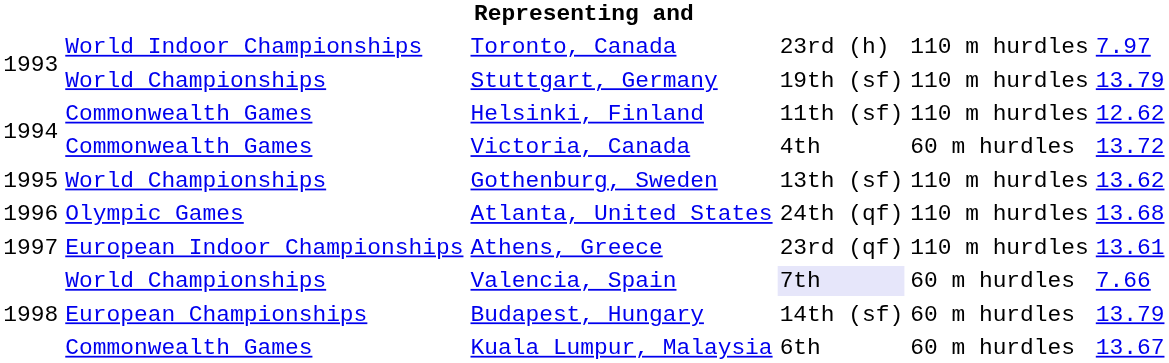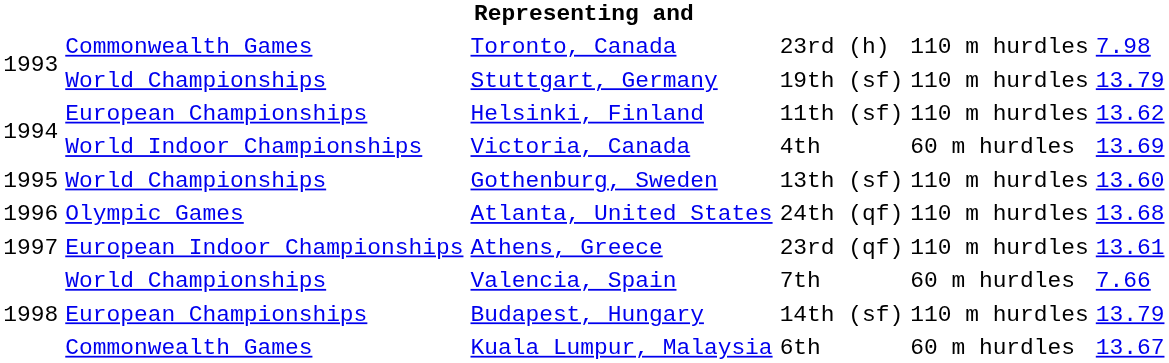(244, 47) World Indoor Championships -> (189, 47) Commonwealth Games
(1123, 47) 7.97 -> (1123, 47) 7.98
(189, 114) Commonwealth Games -> (216, 114) European Championships
(1130, 114) 12.62 -> (1130, 114) 13.62
(189, 147) Commonwealth Games -> (244, 147) World Indoor Championships
(1130, 147) 13.72 -> (1130, 147) 13.69
(1130, 181) 13.62 -> (1130, 181) 13.60
(800, 281) lavender background -> (800, 281) no background
(993, 314) 60 m hurdles -> (1000, 314) 110 m hurdles
